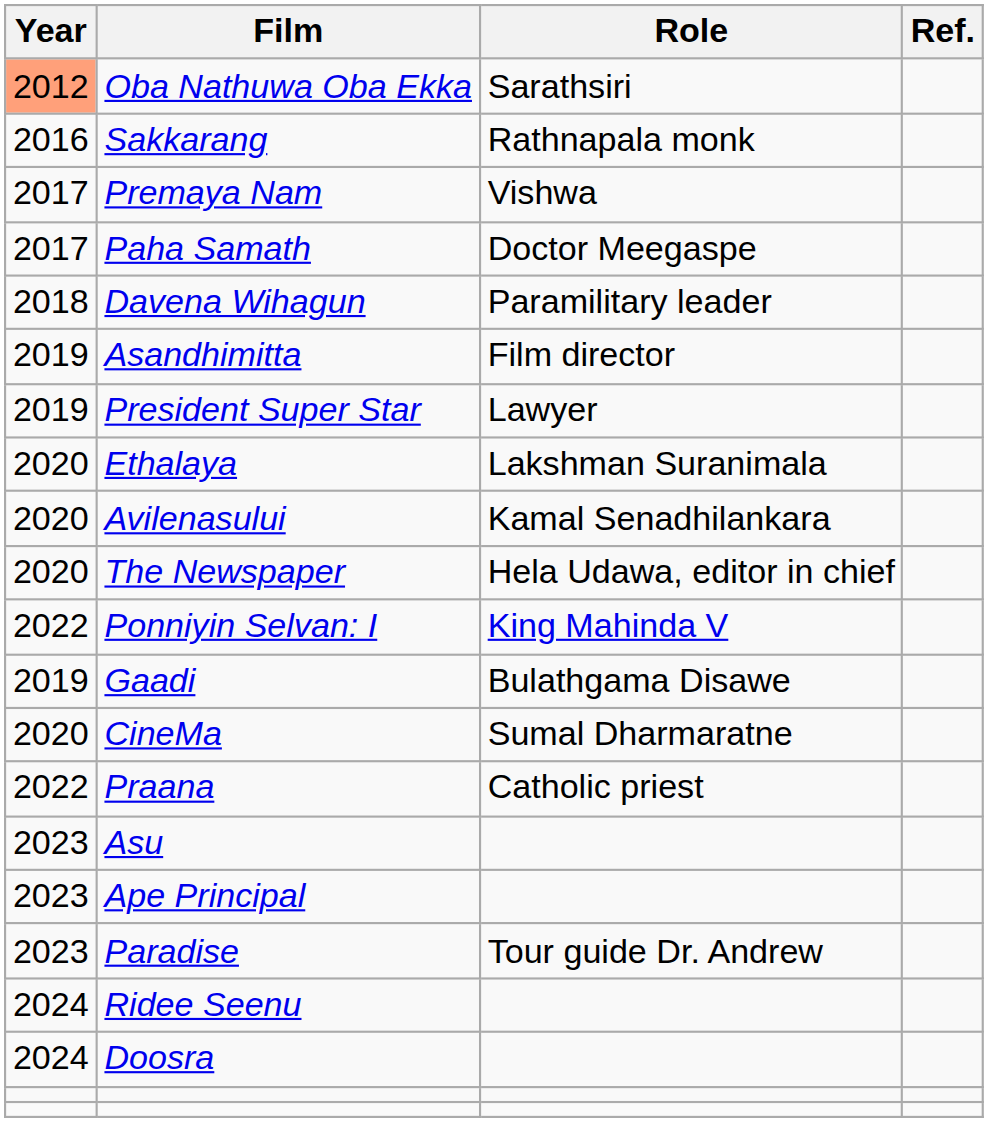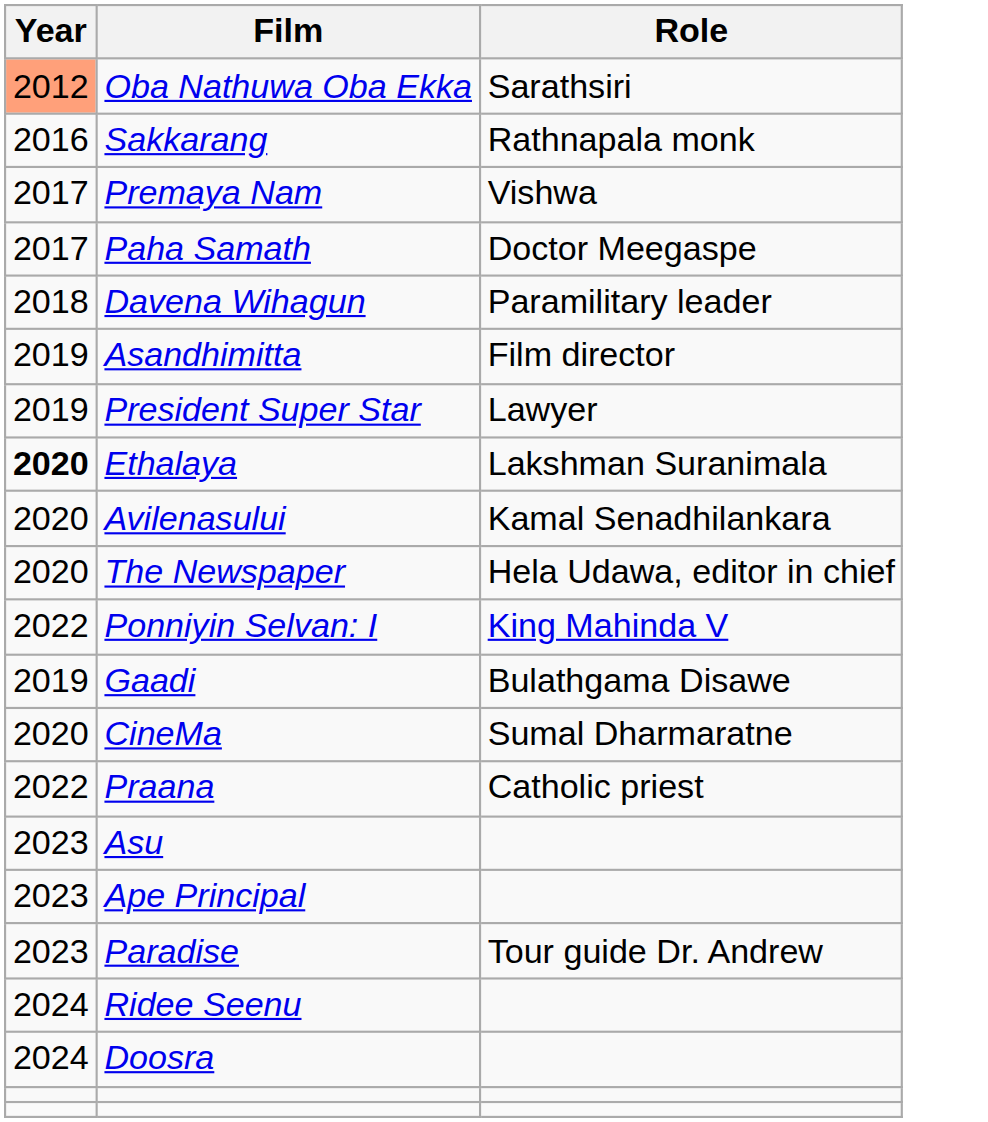- column: (943, 31)
(51, 463) normal -> (51, 463) bold
